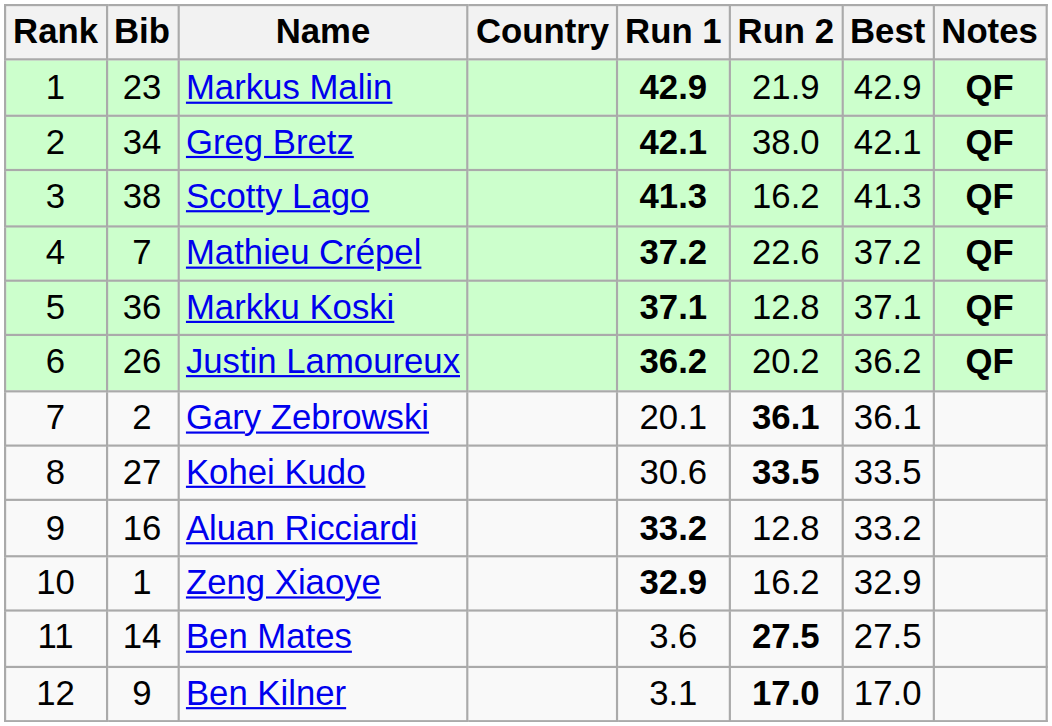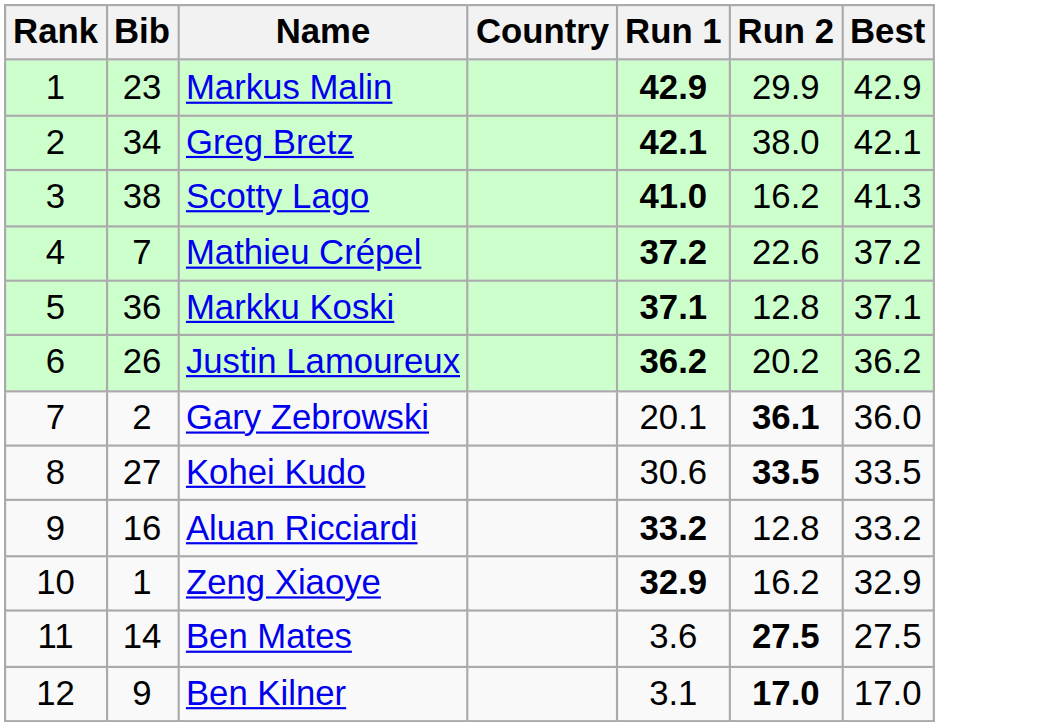- column: (990, 32)
(786, 87) 21.9 -> (786, 87) 29.9
(673, 197) 41.3 -> (673, 197) 41.0
(888, 417) 36.1 -> (888, 417) 36.0
